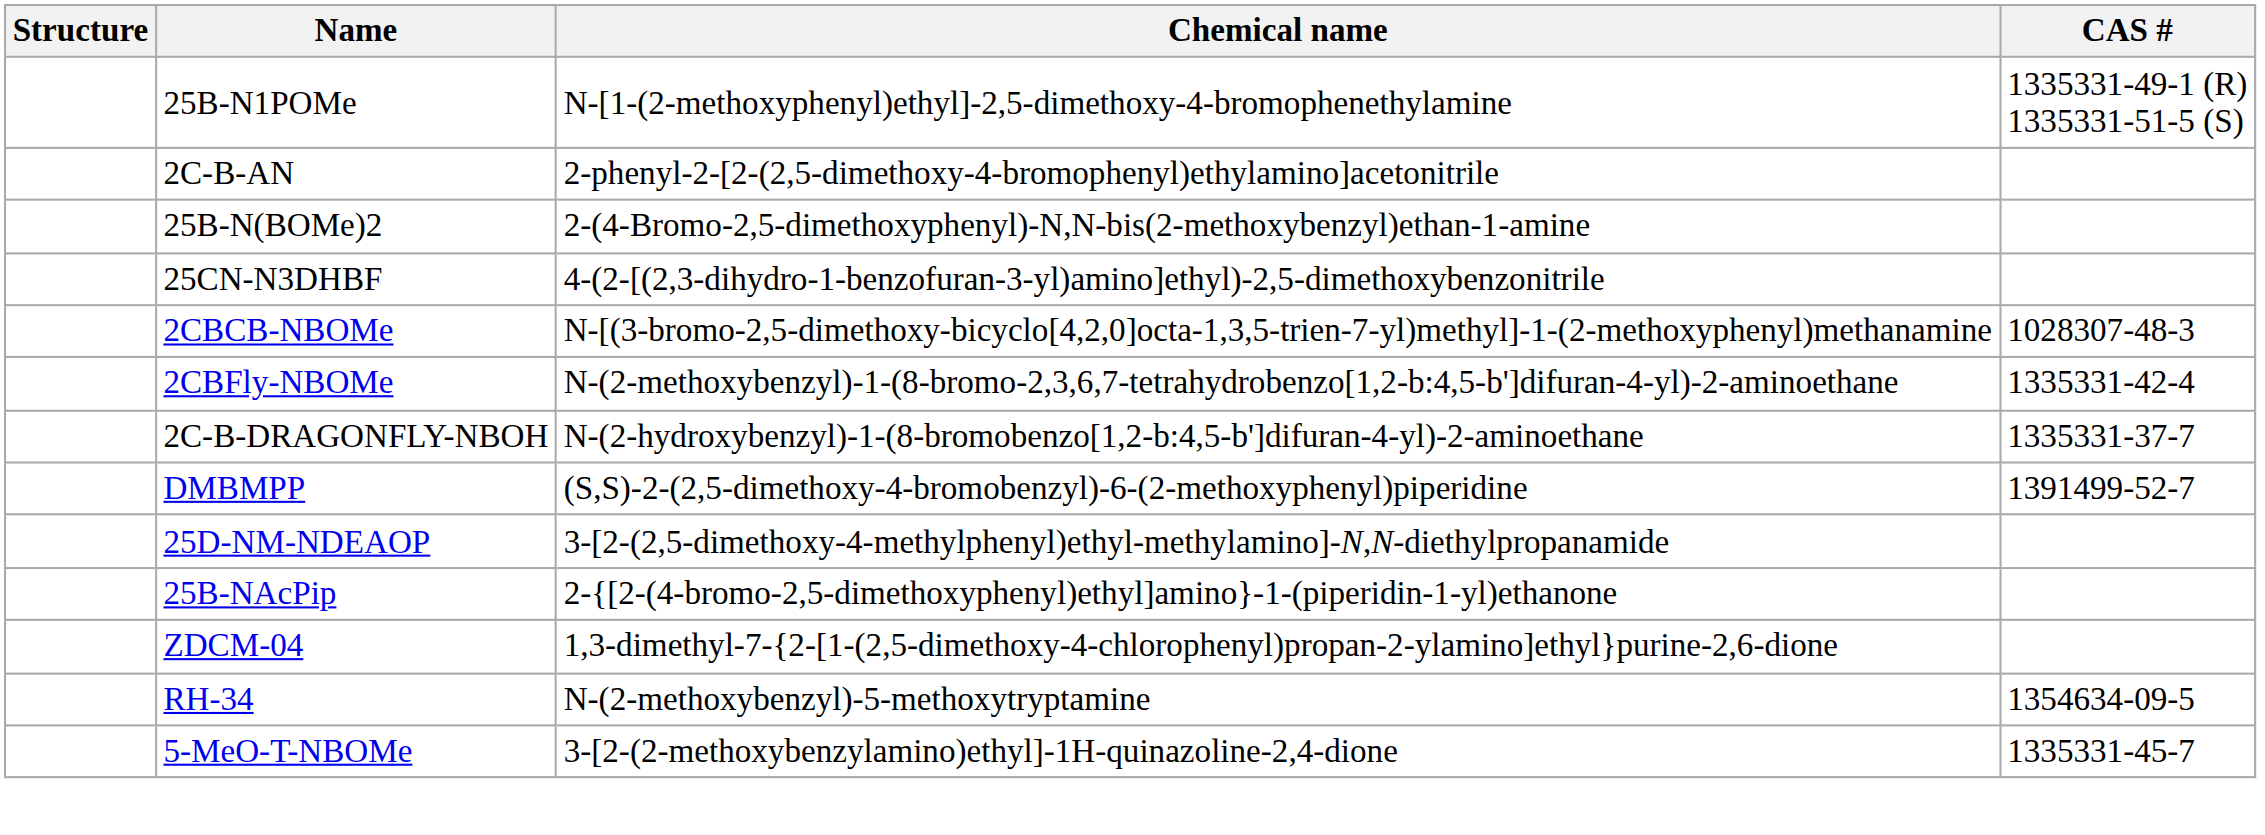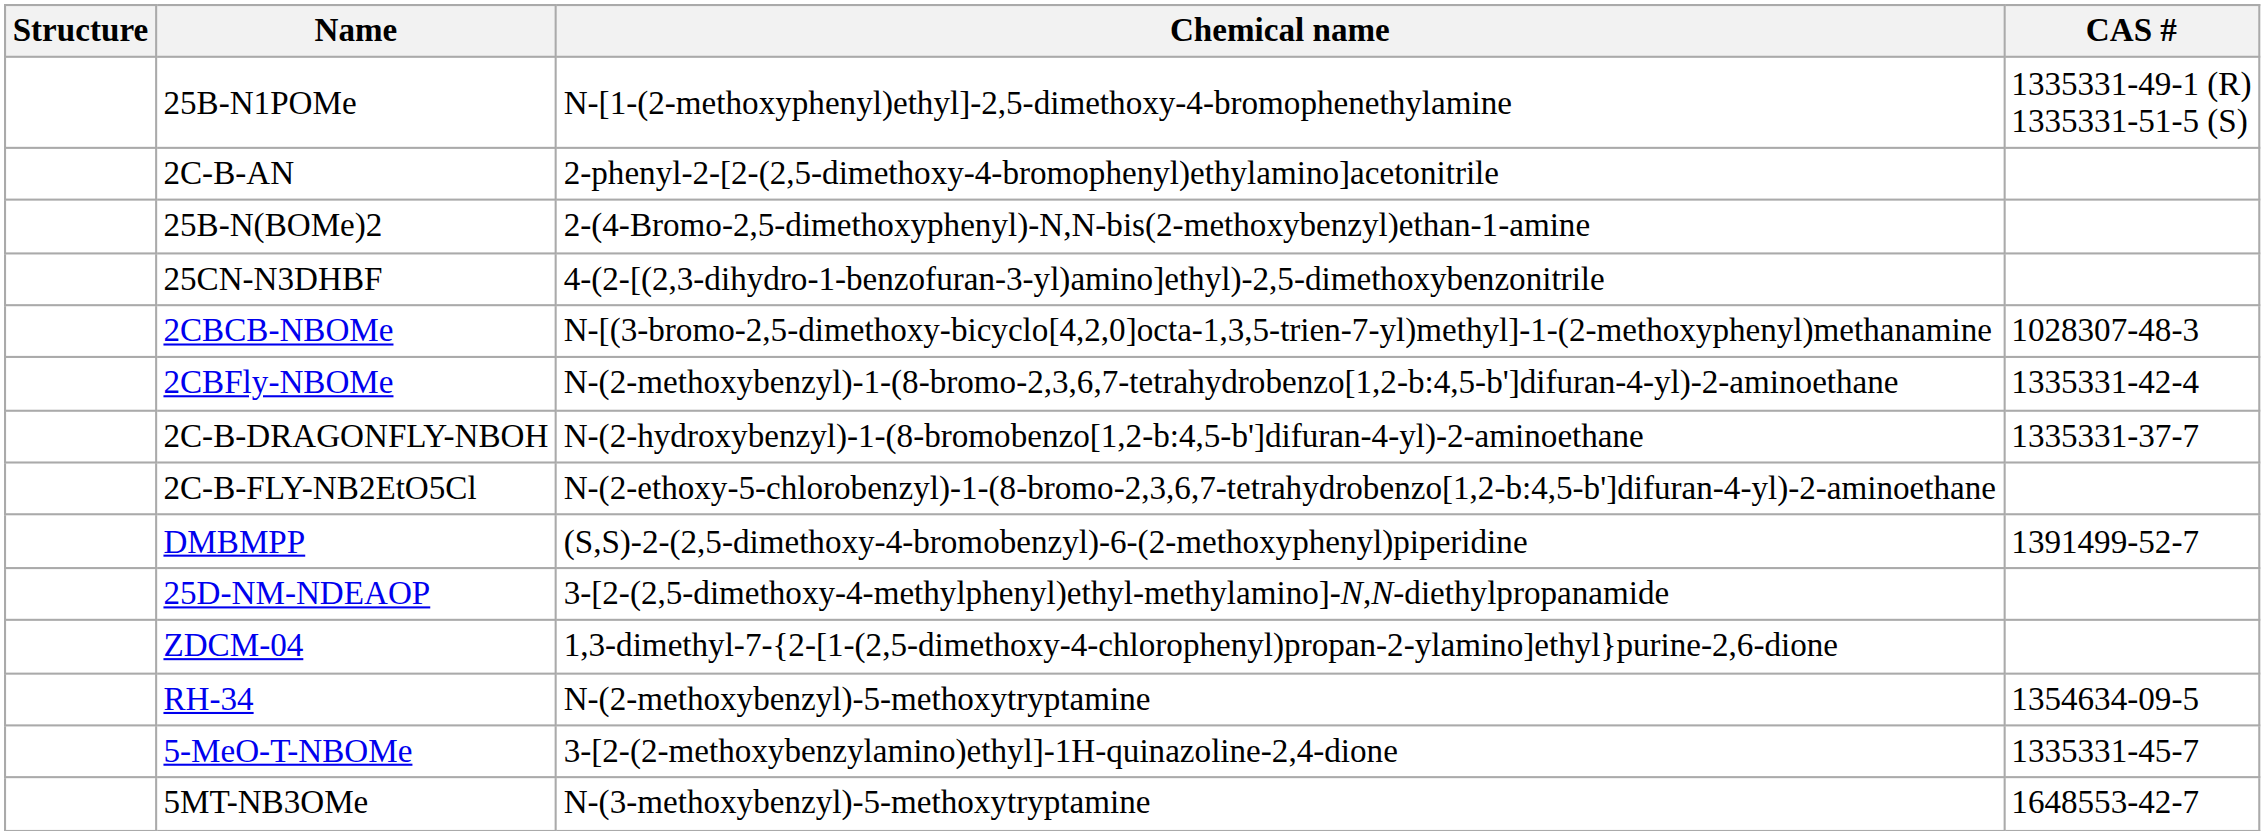+ row: (320, 488)
- row: (250, 593)
+ row: (266, 803)
